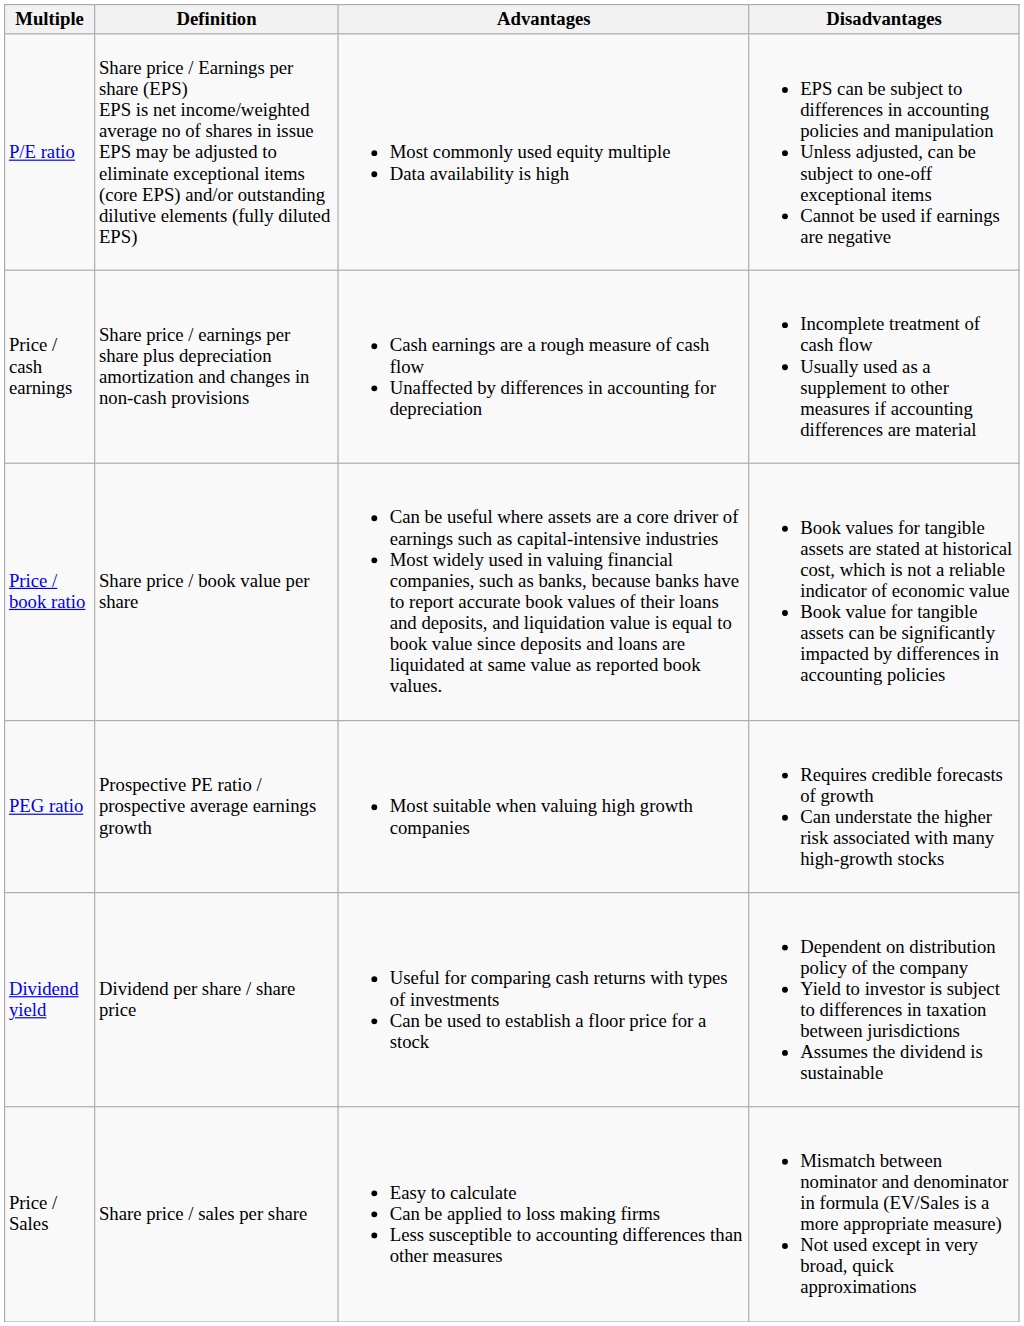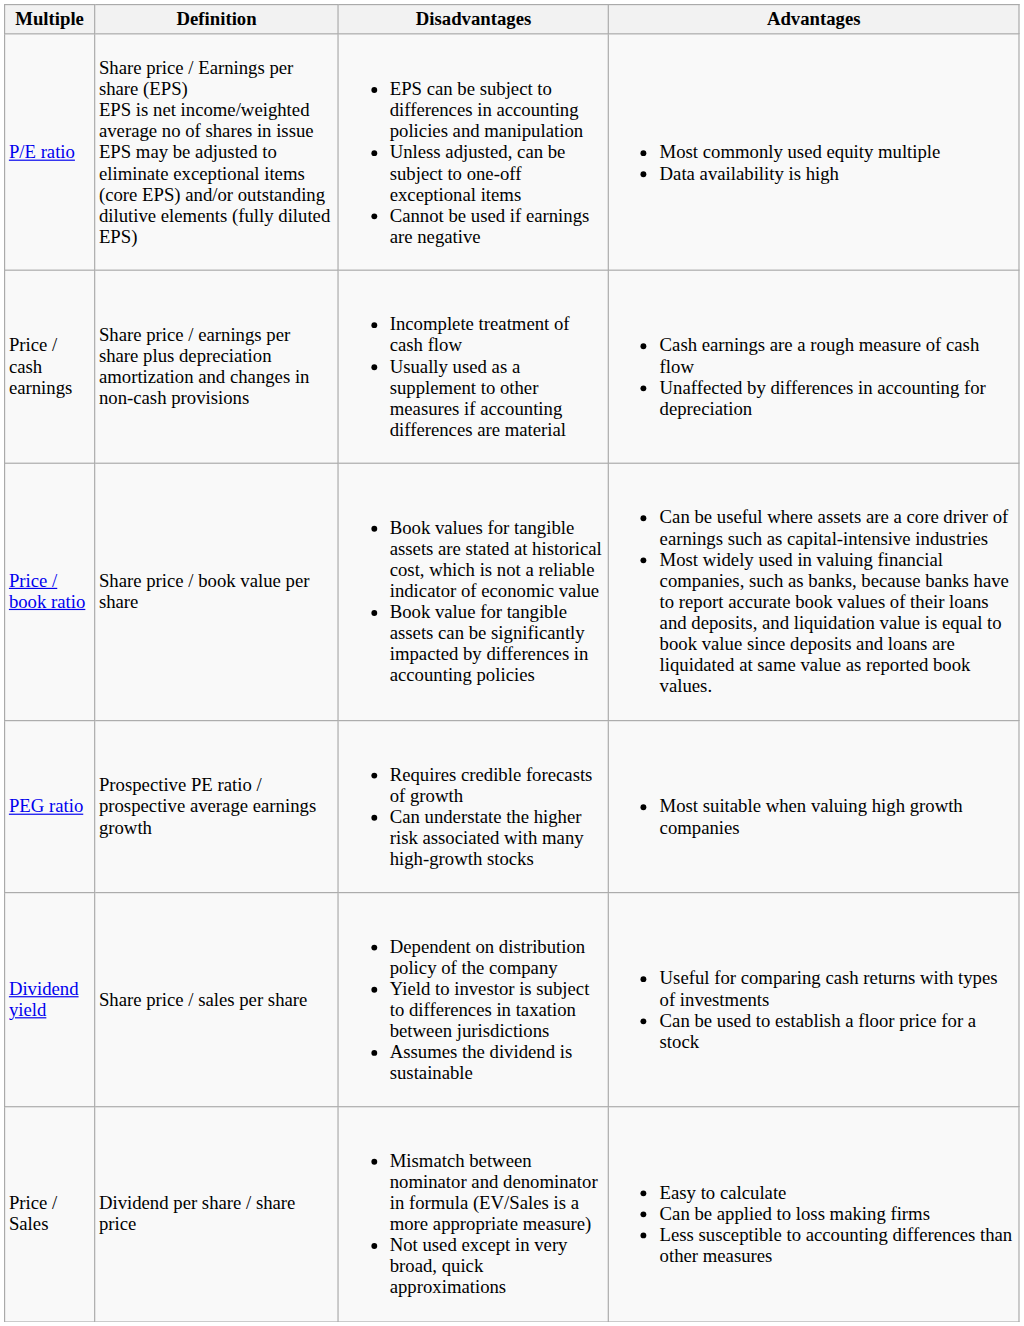columns swapped: (544, 19) <-> (884, 19)
(197, 999) Dividend per share / share price -> (203, 999) Share price / sales per share
(203, 1214) Share price / sales per share -> (197, 1214) Dividend per share / share price
